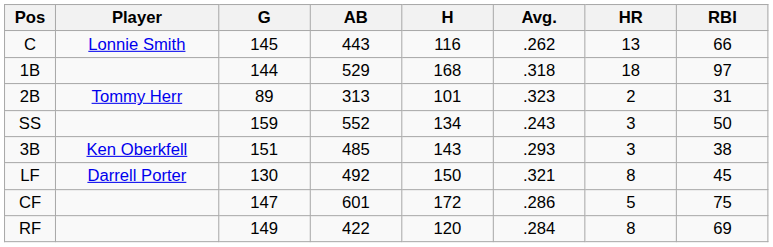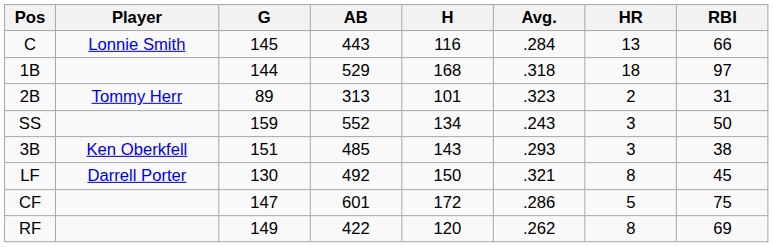(539, 44) .262 -> (539, 44) .284
(539, 228) .284 -> (539, 228) .262
